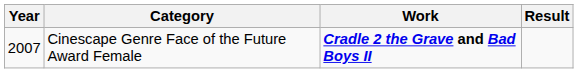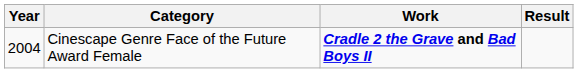(24, 47) 2007 -> (24, 47) 2004
